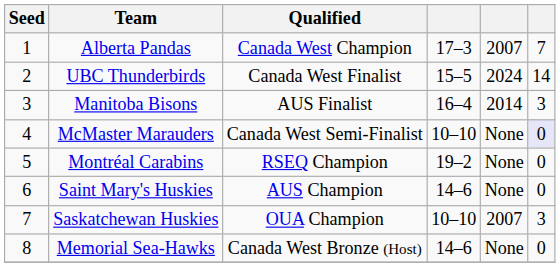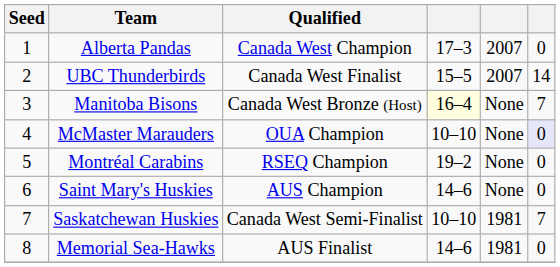(541, 47) 7 -> (541, 47) 0
(504, 76) 2024 -> (504, 76) 2007
(325, 104) AUS Finalist -> (325, 104) Canada West Bronze (Host)
(454, 104) no background -> (454, 104) lightyellow background
(504, 104) 2014 -> (504, 104) None
(541, 104) 3 -> (541, 104) 7
(325, 133) Canada West Semi-Finalist -> (325, 133) OUA Champion
(325, 219) OUA Champion -> (325, 219) Canada West Semi-Finalist
(504, 219) 2007 -> (504, 219) 1981
(541, 219) 3 -> (541, 219) 7
(325, 248) Canada West Bronze (Host) -> (325, 248) AUS Finalist
(504, 248) None -> (504, 248) 1981
